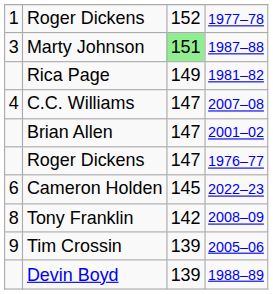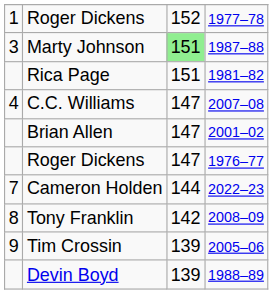(186, 75) 149 -> (186, 75) 151
(14, 189) 6 -> (14, 189) 7
(186, 189) 145 -> (186, 189) 144
